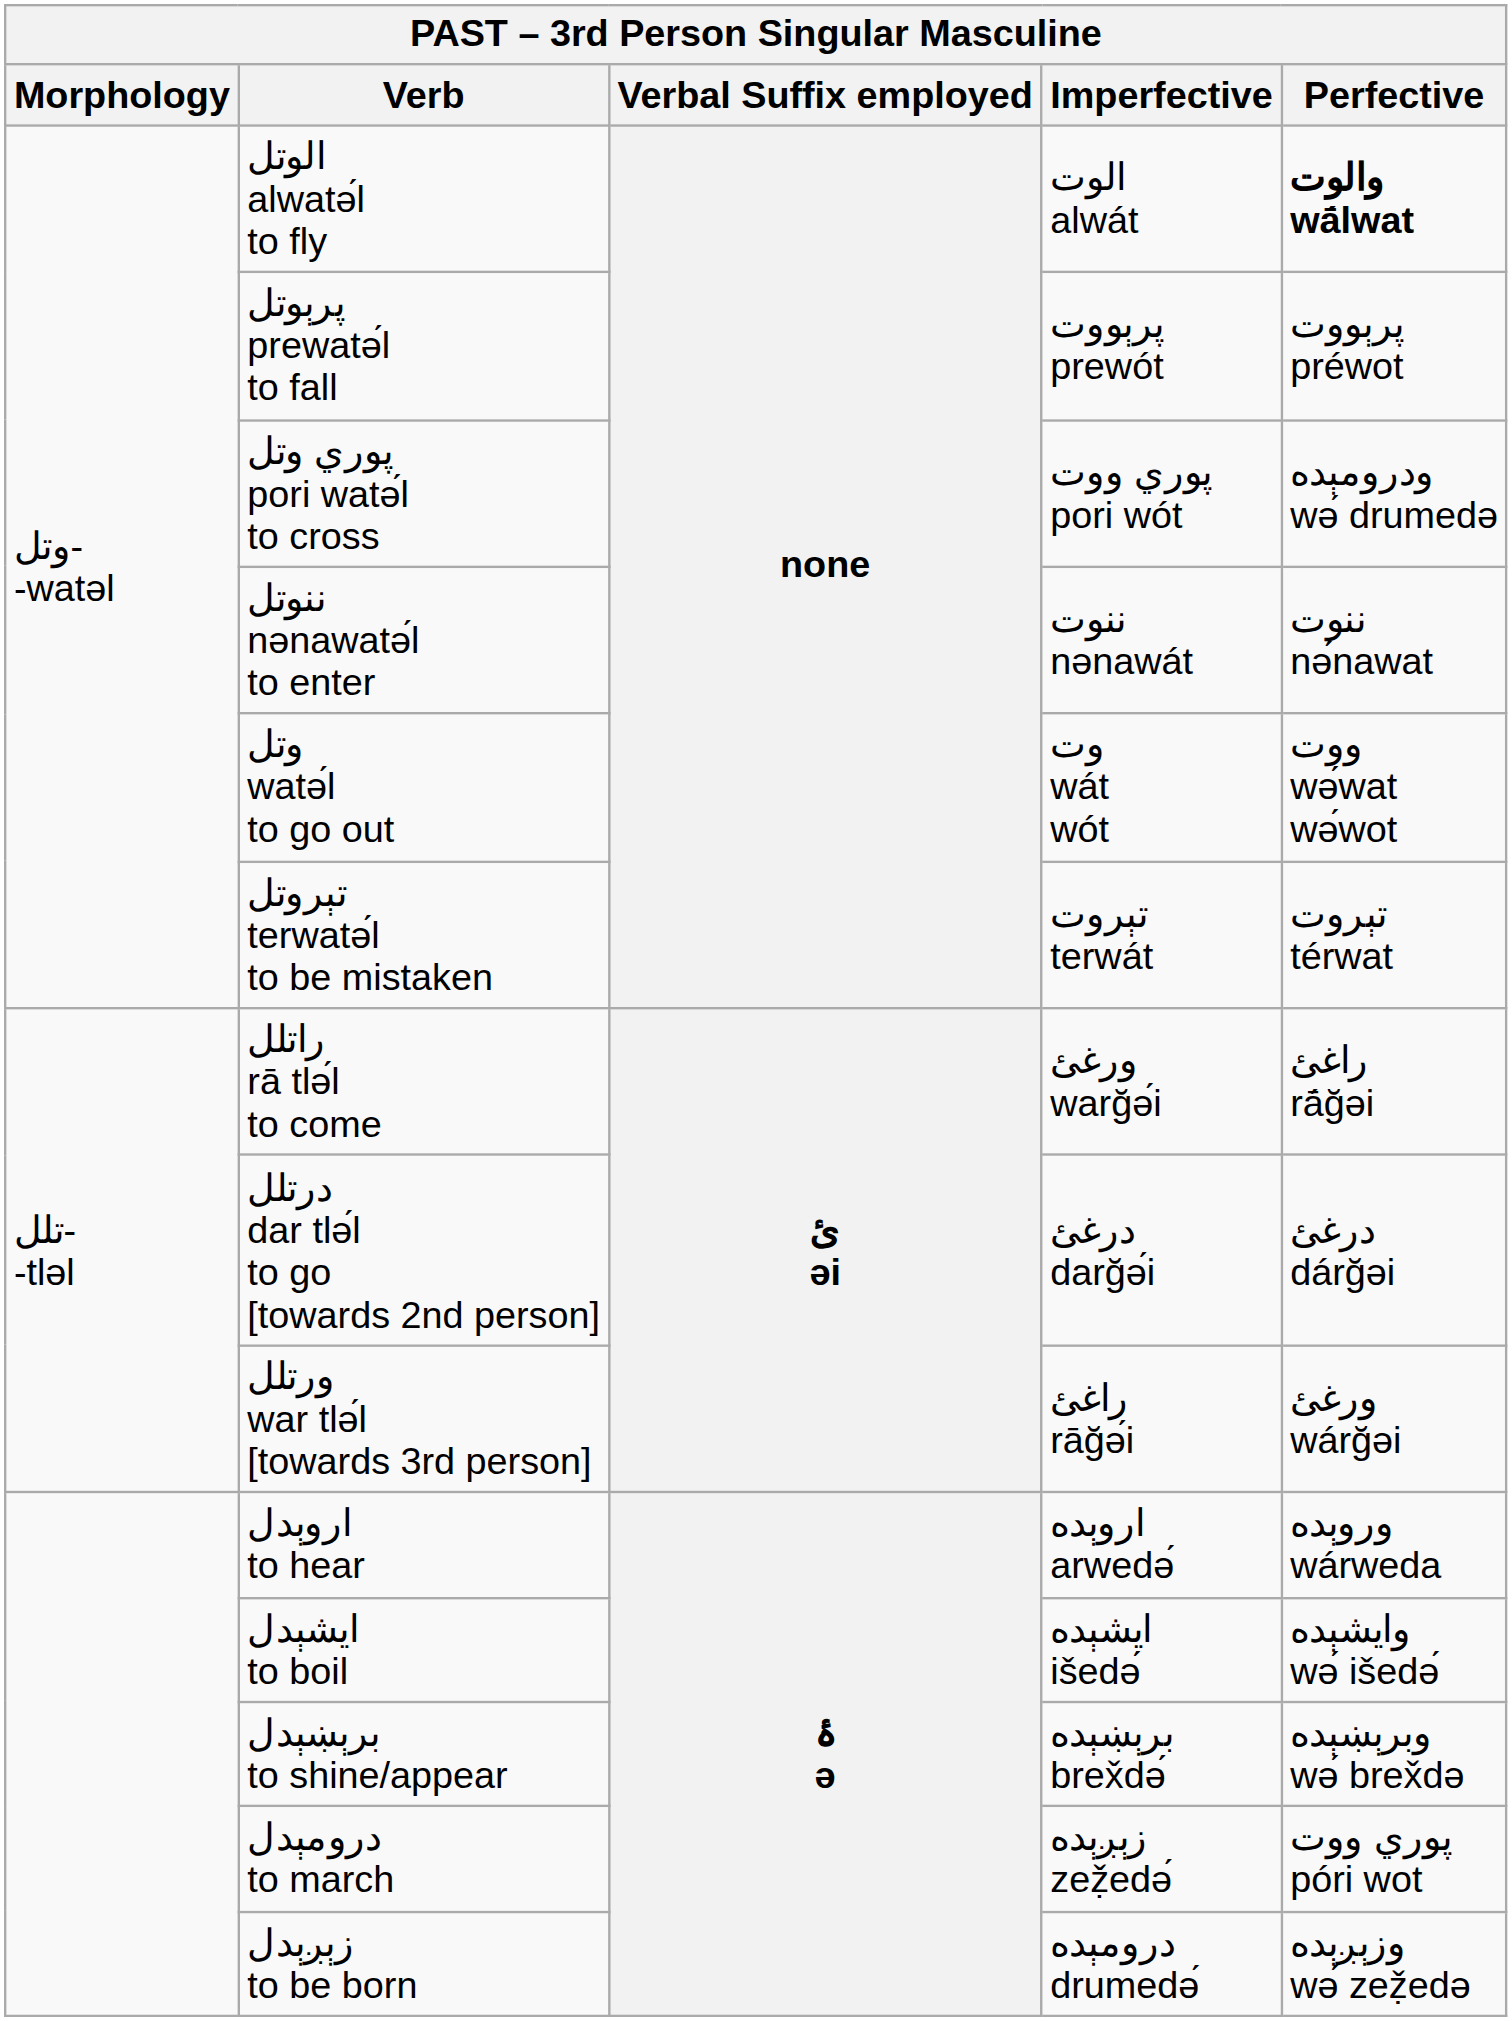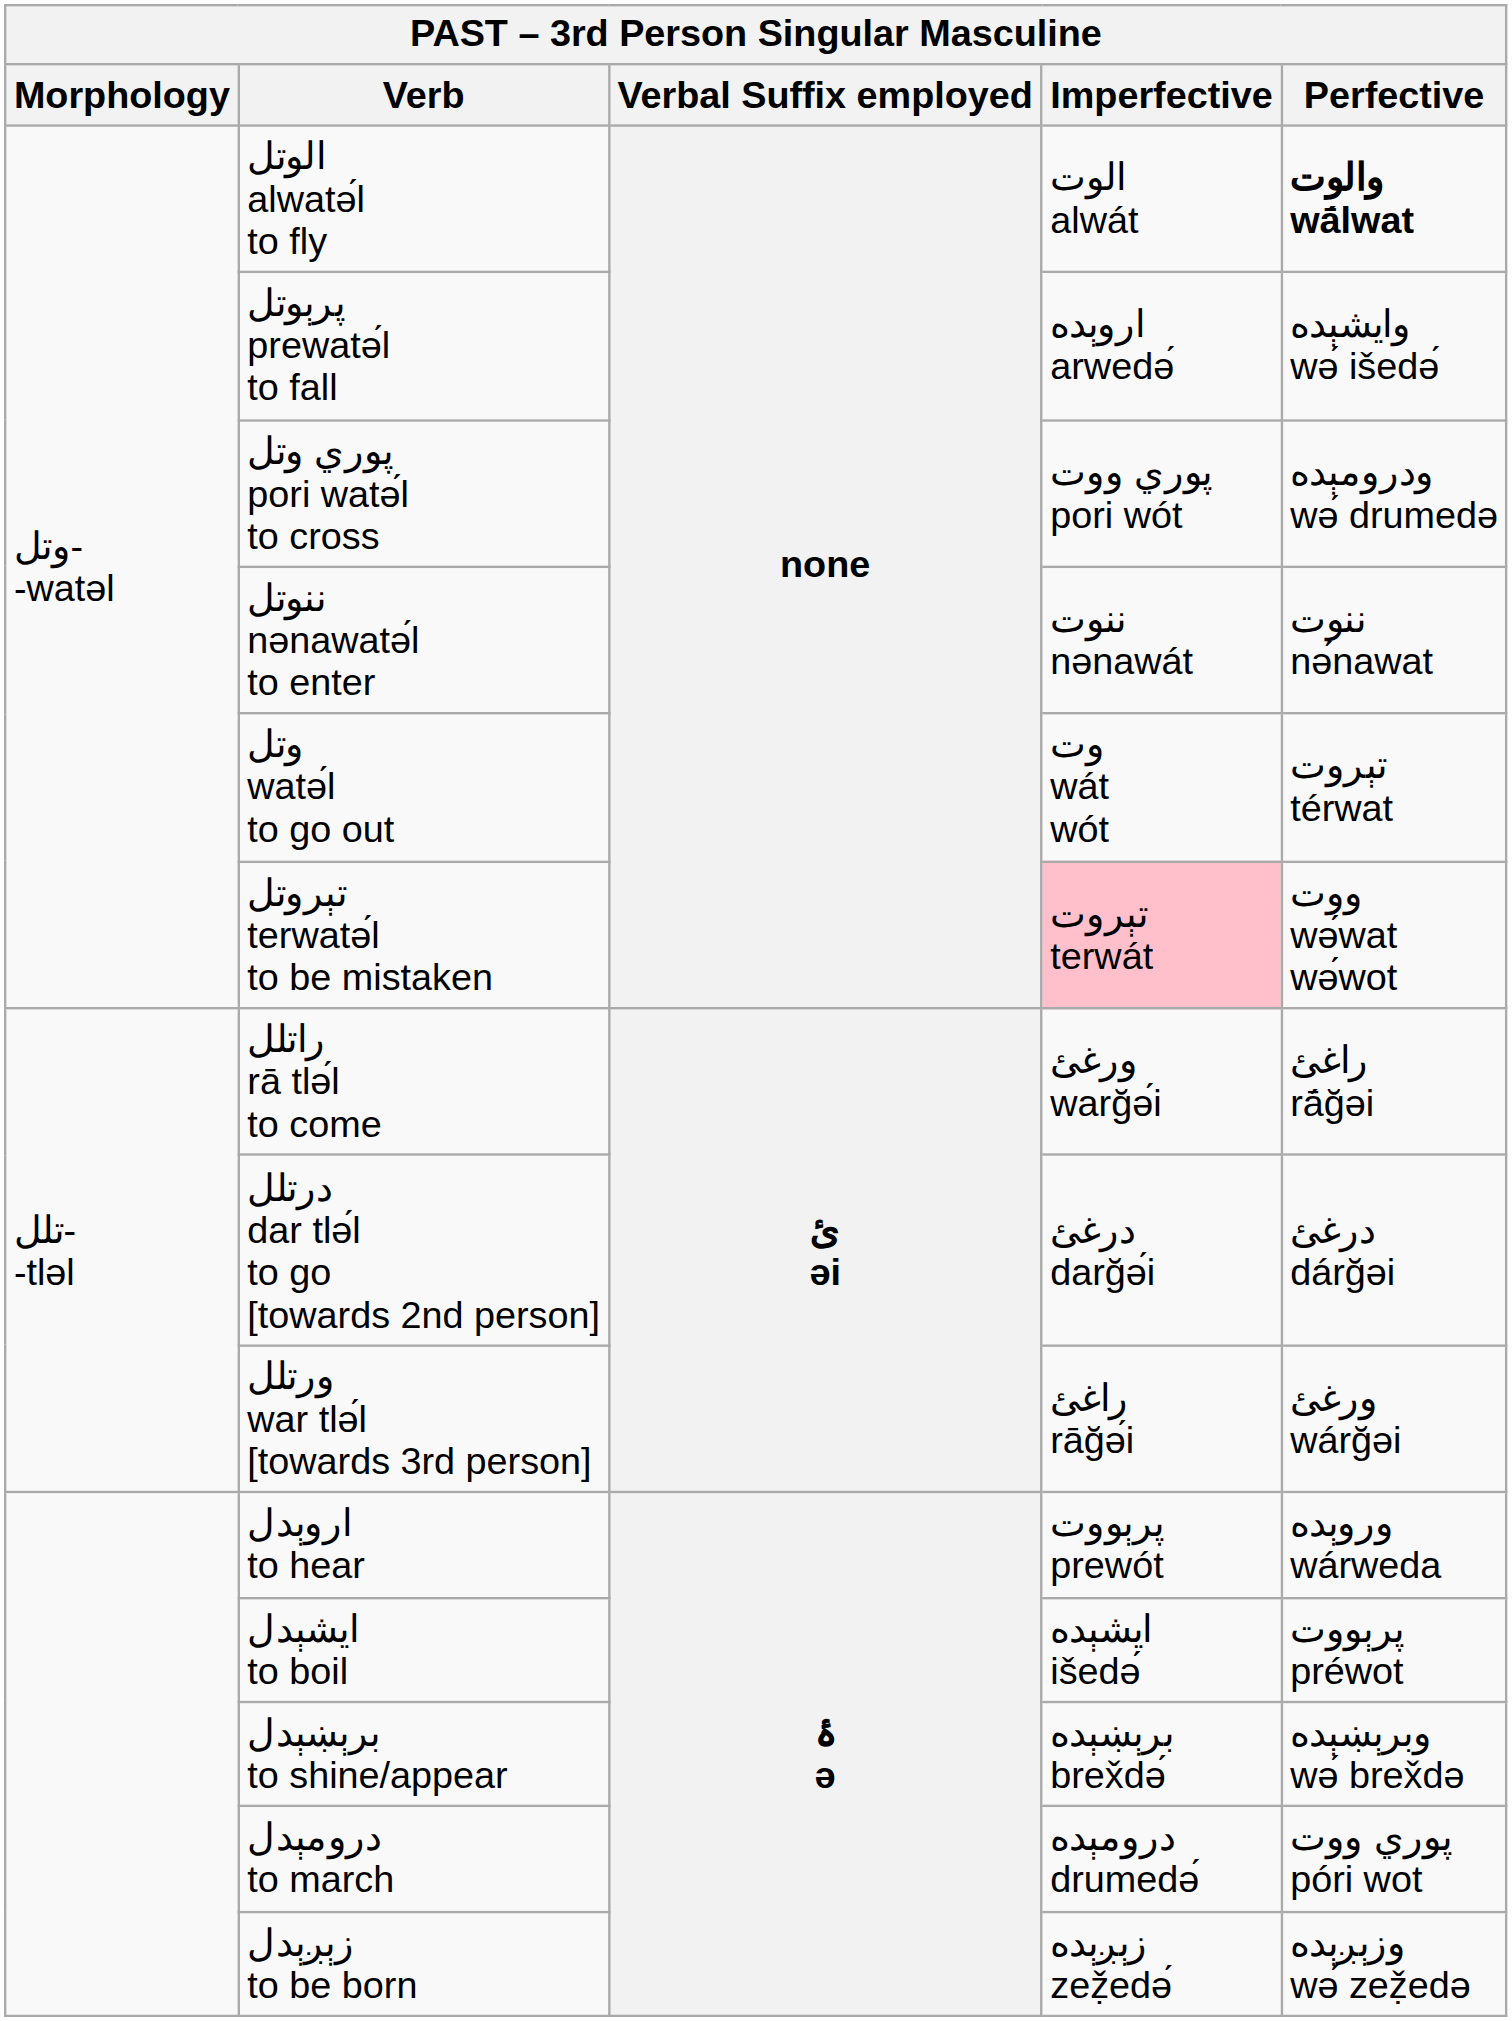(1107, 346) پرېووت prewót -> (1112, 346) اروېده arwedә́
(1347, 346) پرېووت préwot -> (1365, 346) وایشېده wә́ išedә́
(1344, 787) ووت wә́wat wә́wot -> (1342, 787) تېروت térwat
(1102, 935) no background -> (1102, 935) pink background
(1342, 935) تېروت térwat -> (1344, 935) ووت wә́wat wә́wot
(1112, 1545) اروېده arwedә́ -> (1107, 1545) پرېووت prewót
(1365, 1649) وایشېده wә́ išedә́ -> (1347, 1649) پرېووت préwot
(1111, 1859) زېږېده zeẓ̌edә́ -> (1125, 1859) درومېده drumedә́
(1125, 1964) درومېده drumedә́ -> (1111, 1964) زېږېده zeẓ̌edә́
